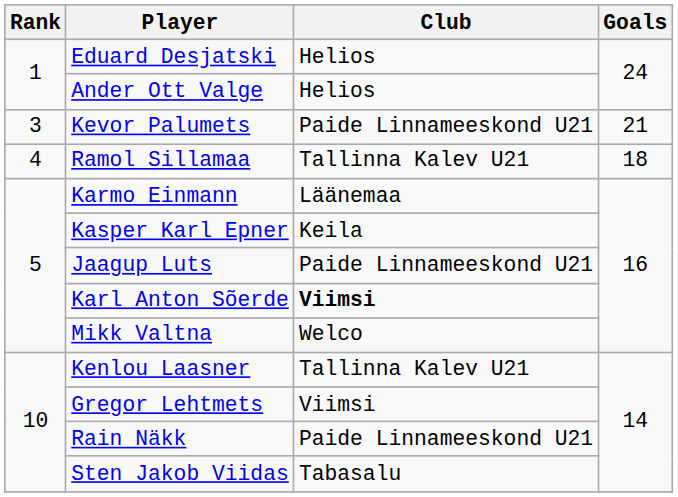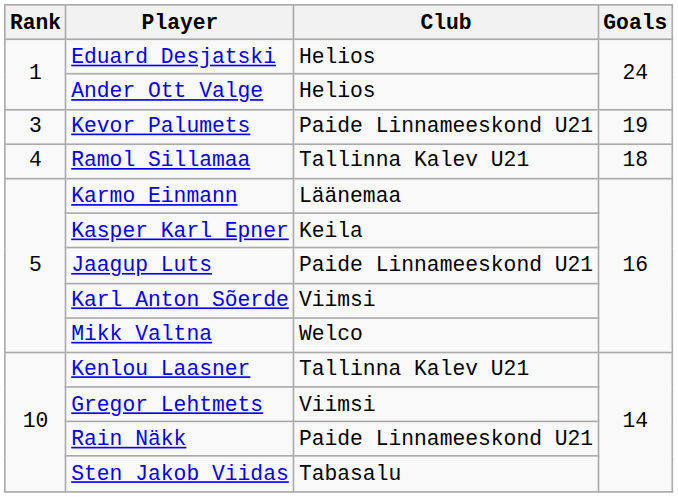(635, 126) 21 -> (635, 126) 19
(337, 300) bold -> (337, 300) normal
